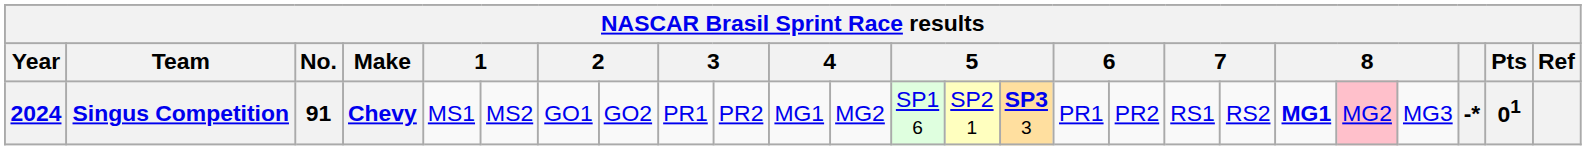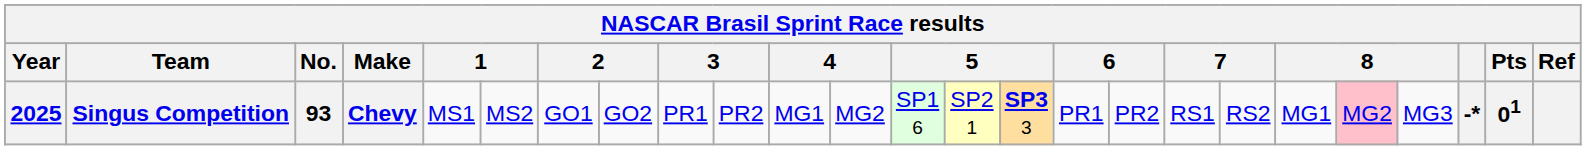(36, 113) 2024 -> (36, 113) 2025
(318, 113) 91 -> (318, 113) 93
(1306, 113) bold -> (1306, 113) normal
